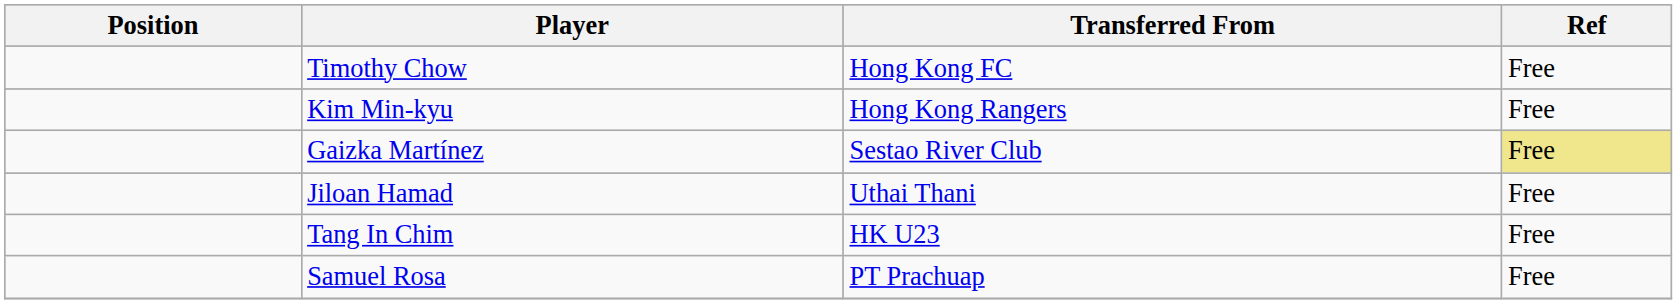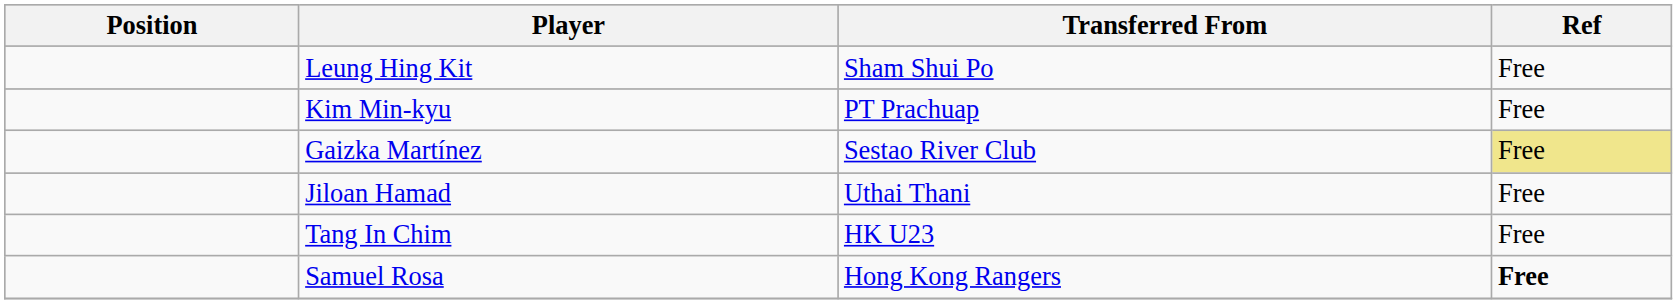+ row: (389, 67)
- row: (387, 67)
(958, 109) Hong Kong Rangers -> (912, 109) PT Prachuap
(917, 276) PT Prachuap -> (952, 276) Hong Kong Rangers
(1531, 276) normal -> (1523, 276) bold
